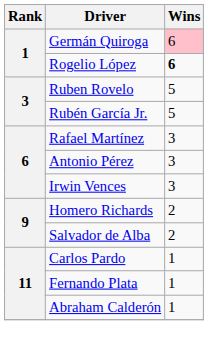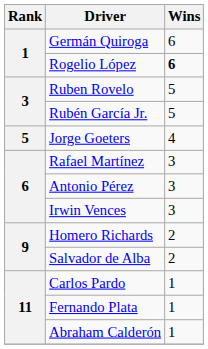(172, 41) pink background -> (172, 41) no background
+ row: (90, 138)
